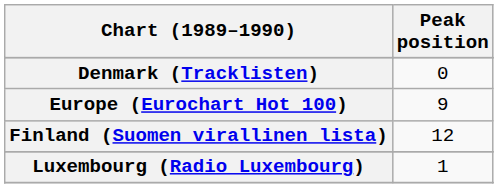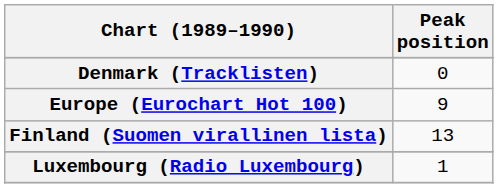(443, 136) 12 -> (443, 136) 13
